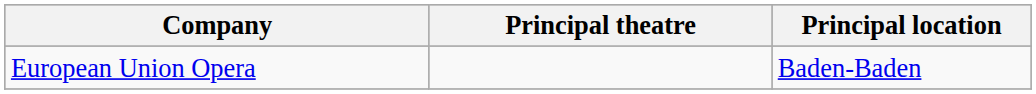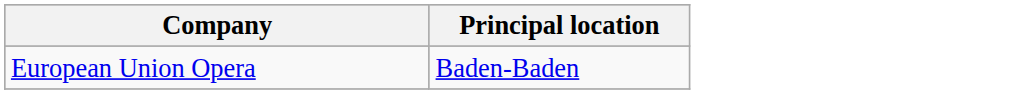- column: (601, 25)
